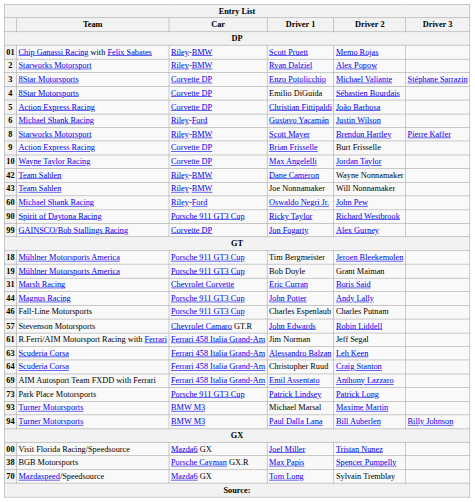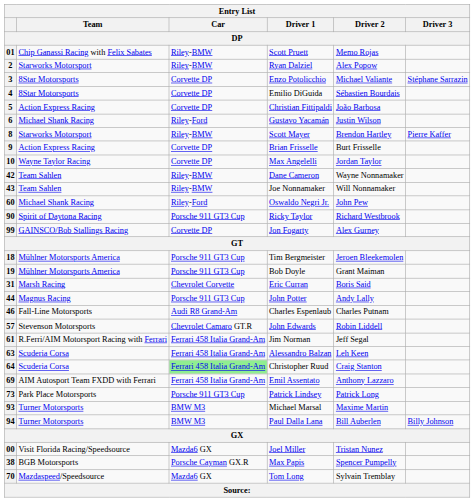(208, 312) Porsche 911 GT3 Cup -> (204, 312) Audi R8 Grand-Am
(218, 366) no background -> (218, 366) lightgreen background
